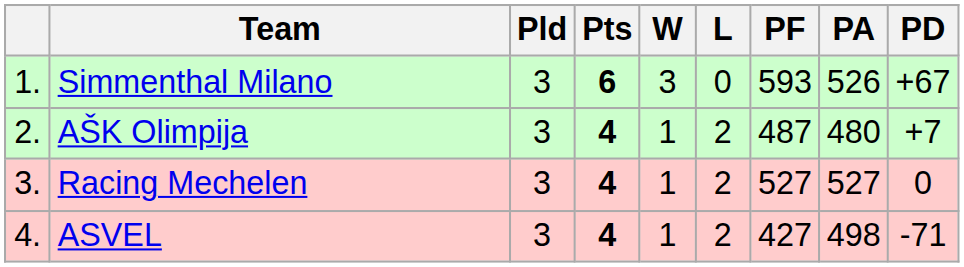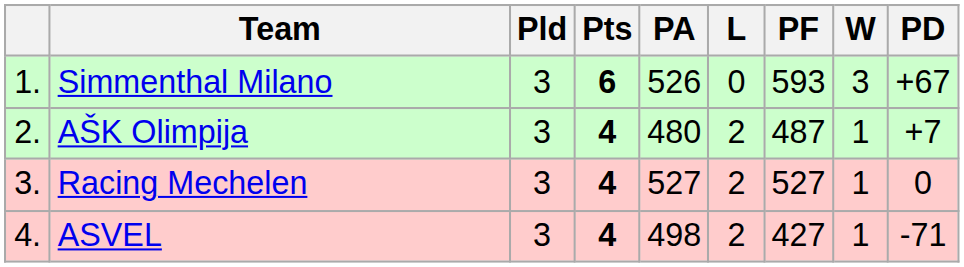columns swapped: (668, 30) <-> (854, 30)
